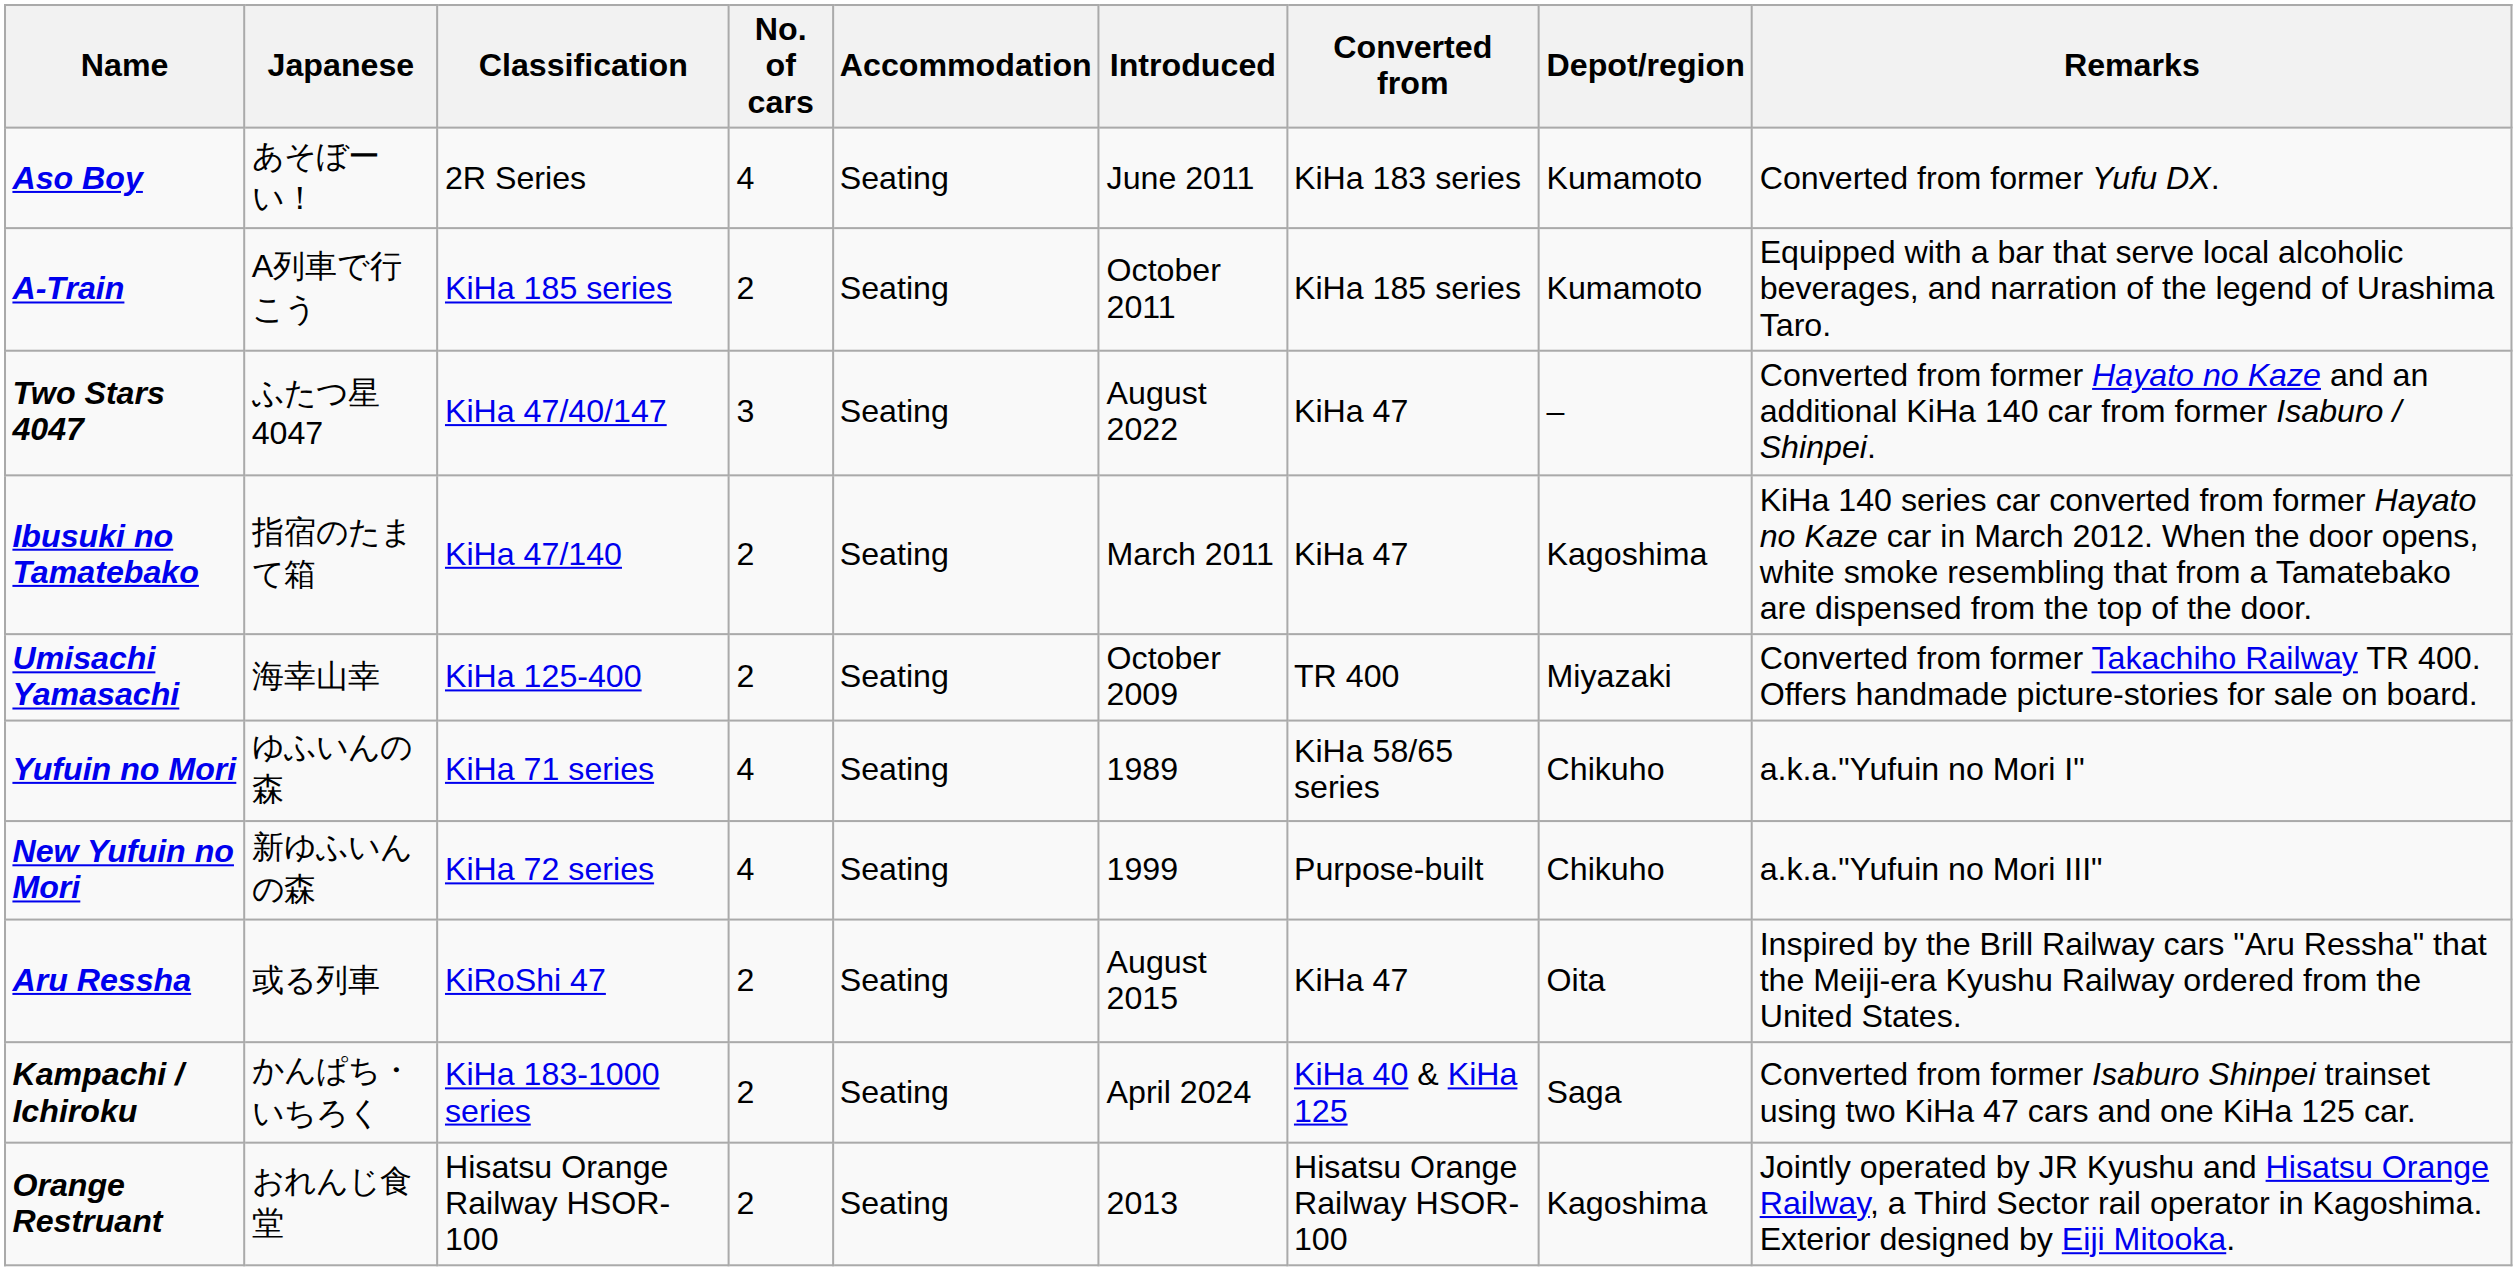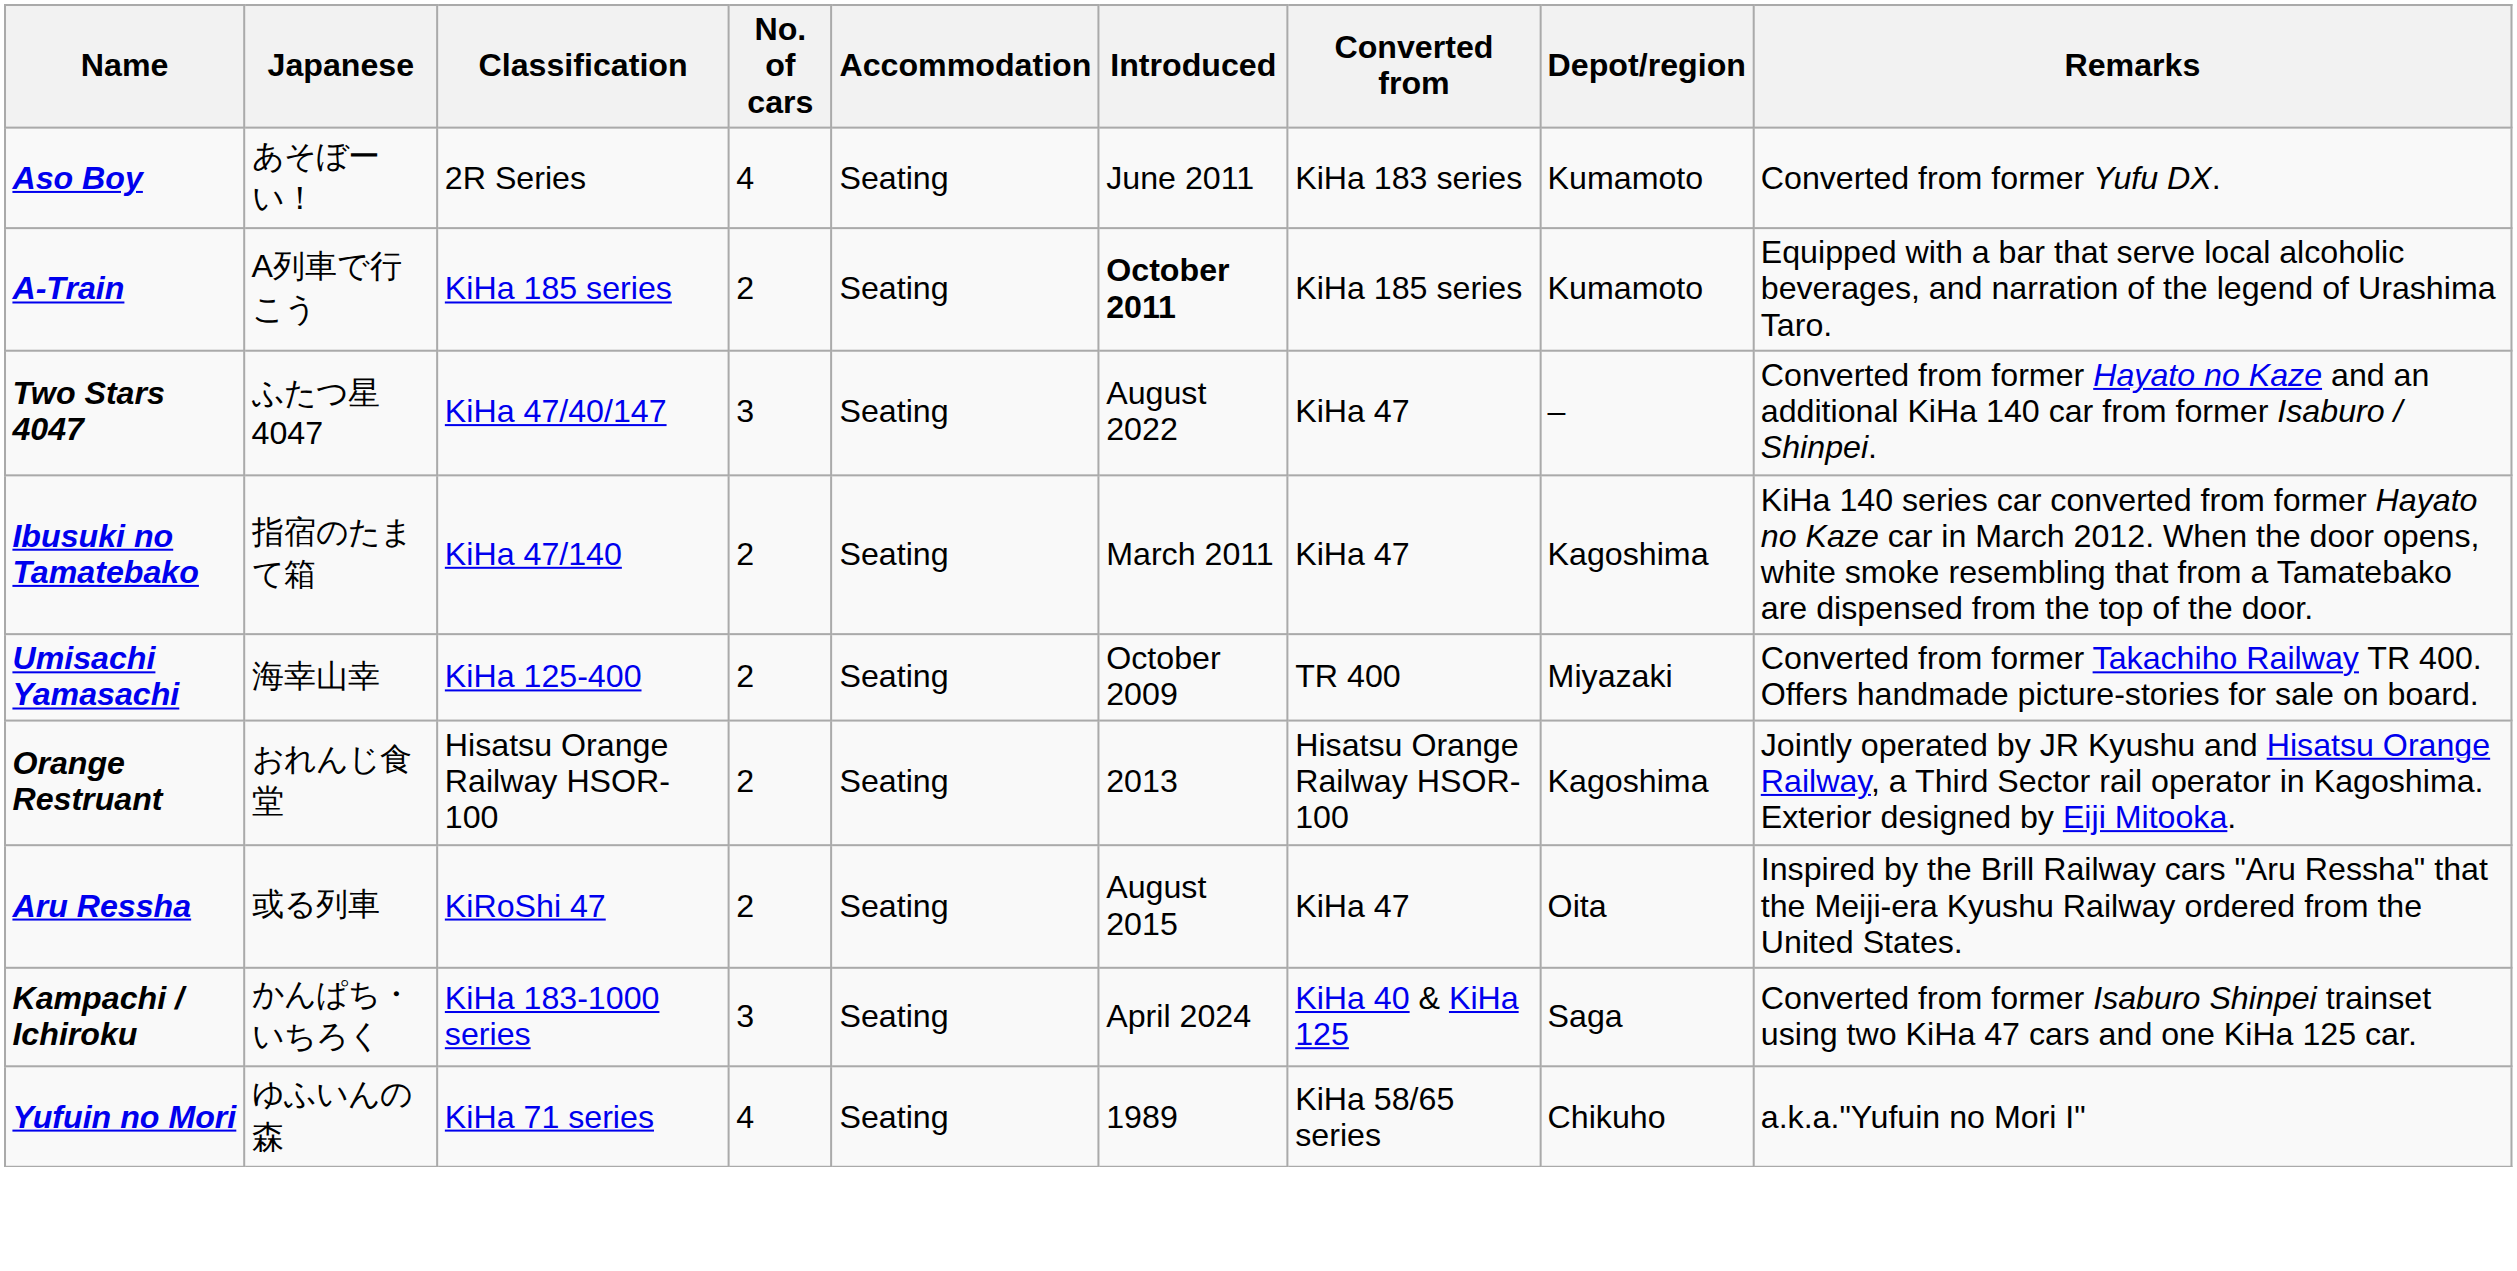(1164, 288) normal -> (1168, 288) bold
rows swapped: (124, 770) <-> (87, 1203)
- row: (123, 869)
(745, 1092) 2 -> (745, 1016) 3
